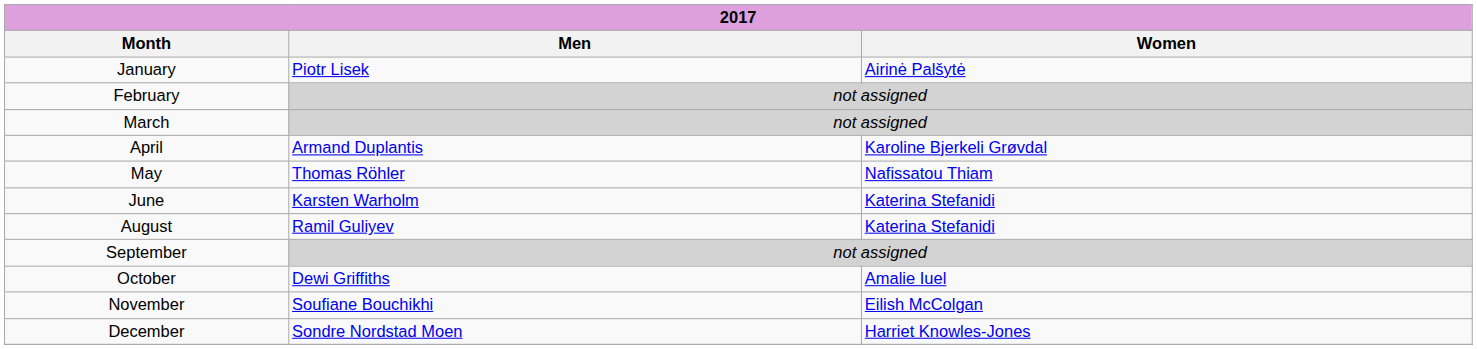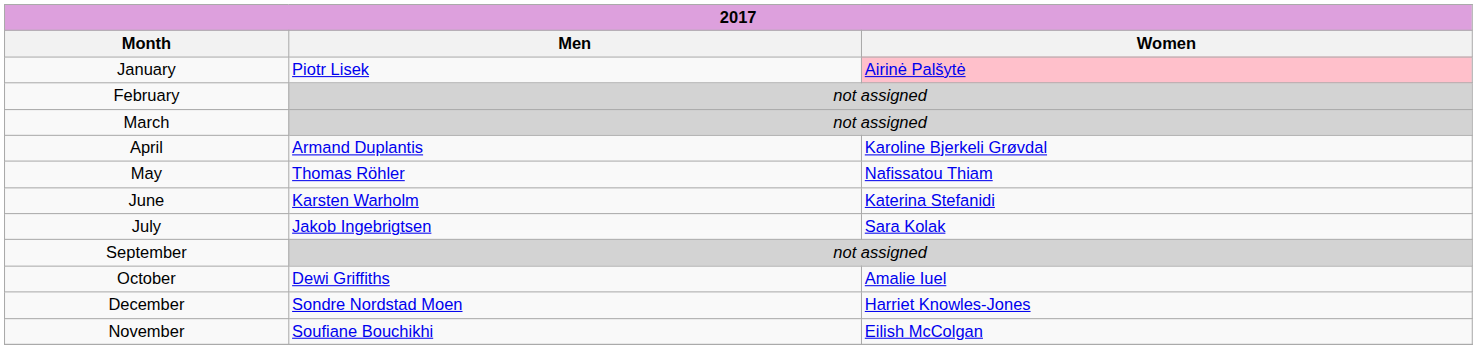(915, 69) no background -> (915, 69) pink background
+ row: (146, 226)
- row: (146, 226)
rows swapped: (146, 305) <-> (146, 331)
